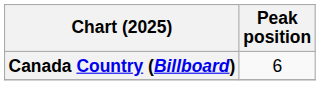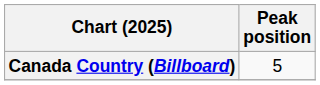(277, 65) 6 -> (277, 65) 5
